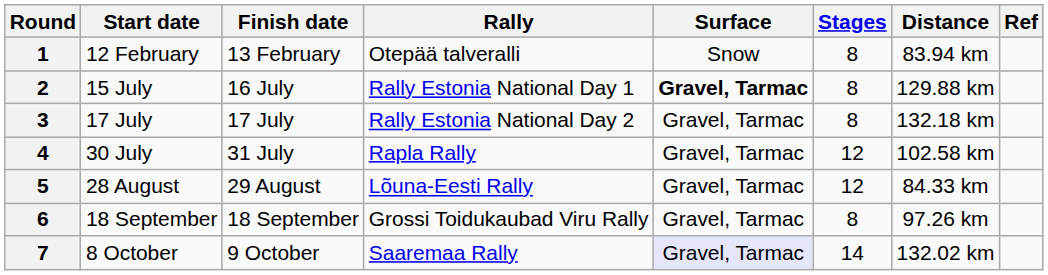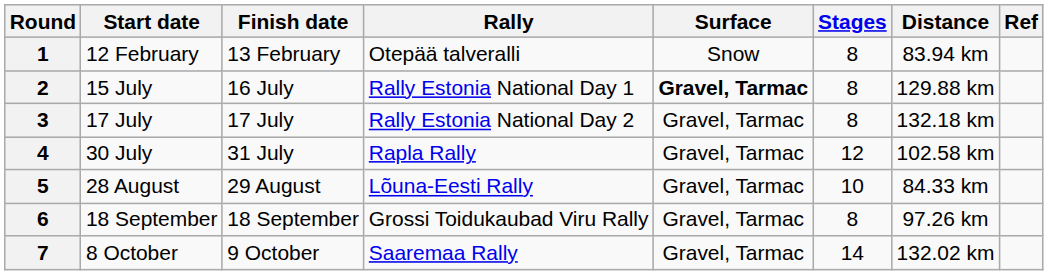(852, 186) 12 -> (852, 186) 10
(733, 252) lavender background -> (733, 252) no background
